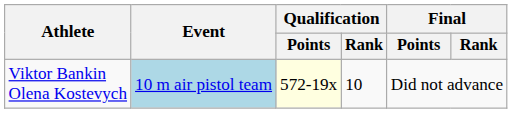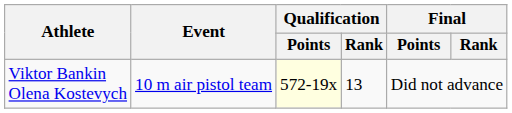(204, 84) lightblue background -> (204, 84) no background
(354, 84) 10 -> (354, 84) 13
